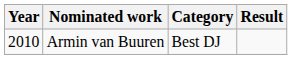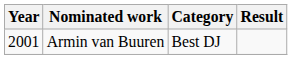(24, 41) 2010 -> (24, 41) 2001
